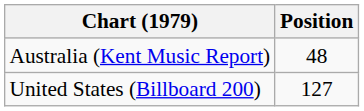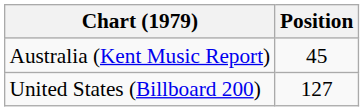(317, 55) 48 -> (317, 55) 45
